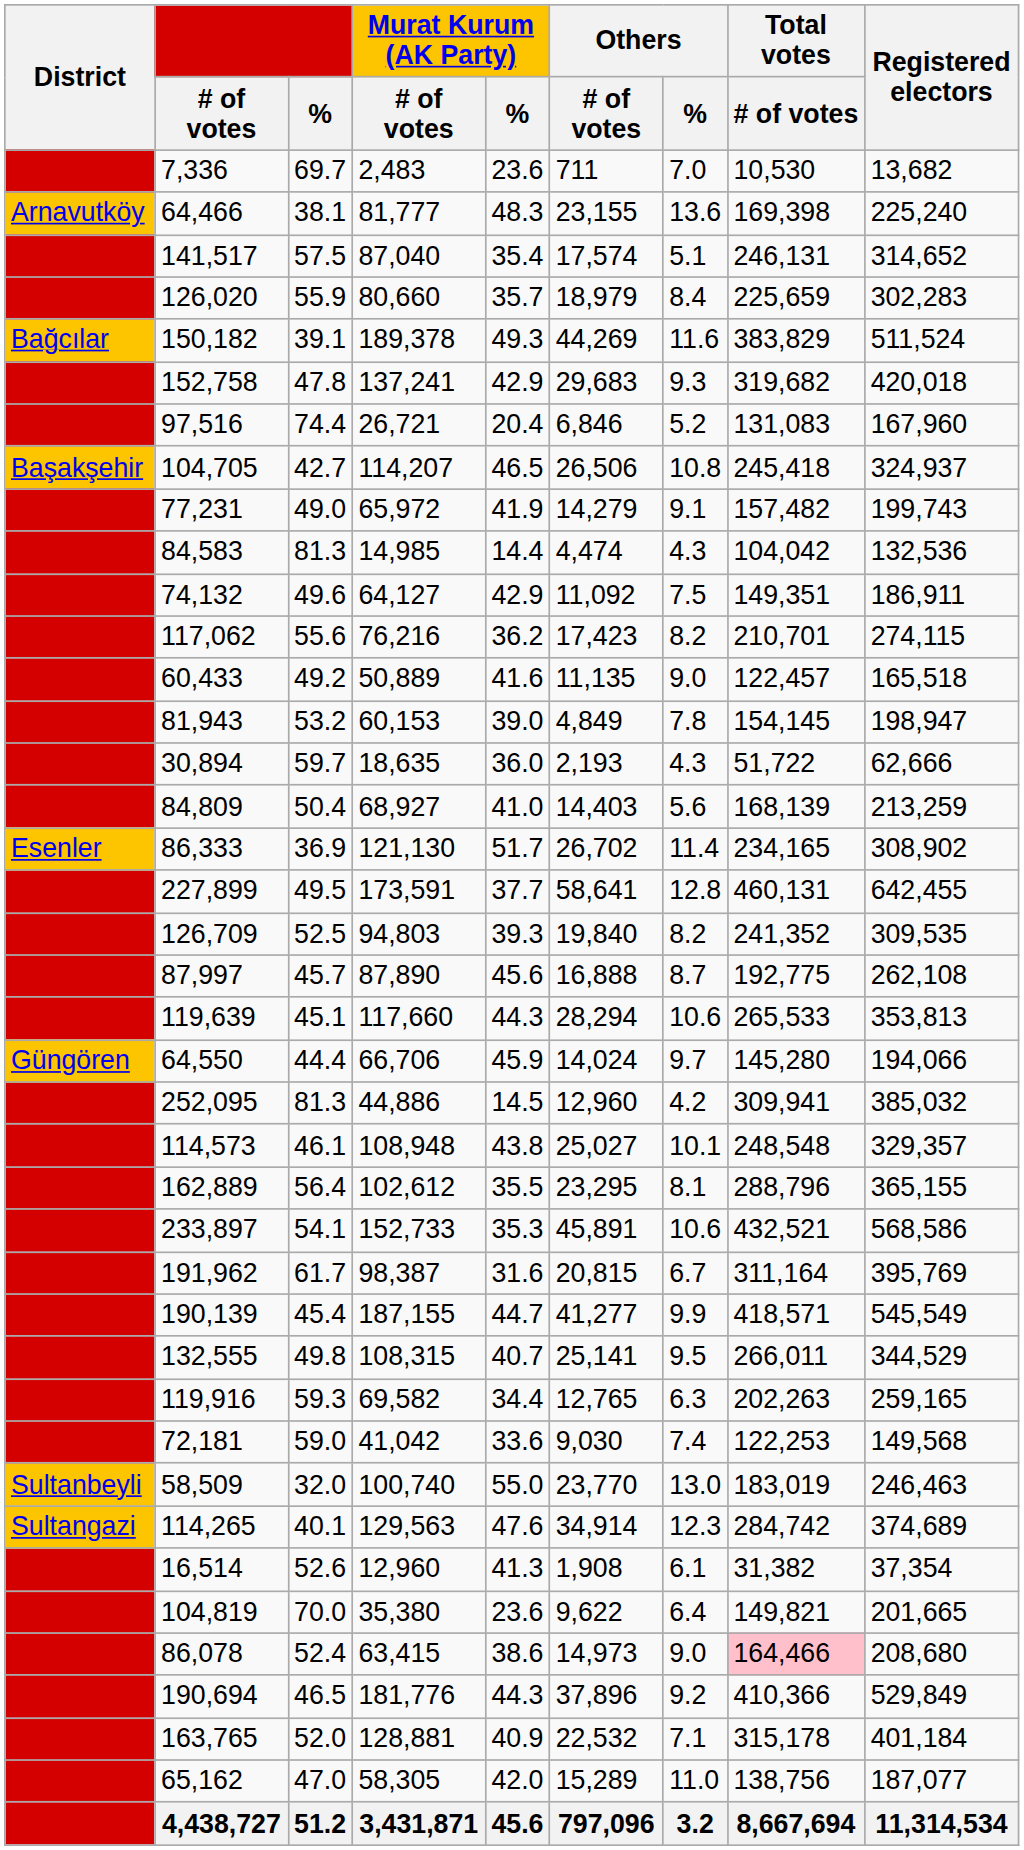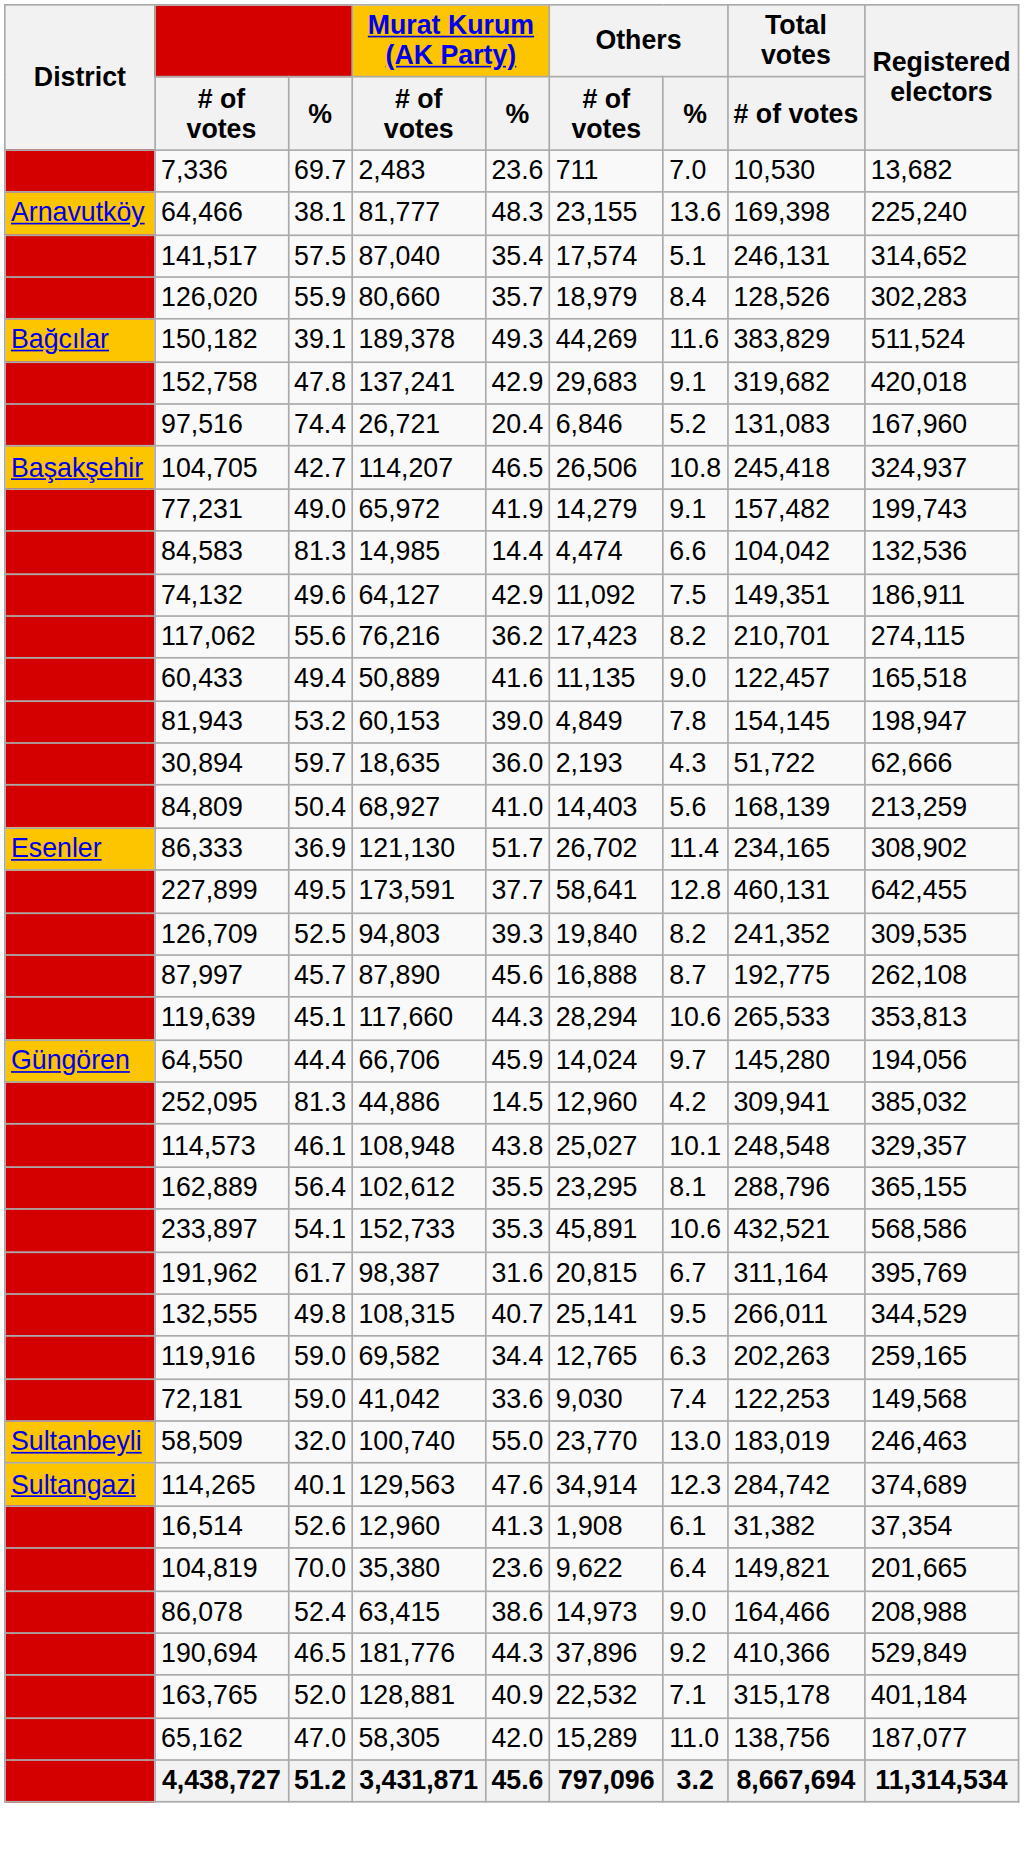(782, 297) 225,659 -> (782, 297) 128,526
(688, 382) 9.3 -> (688, 382) 9.1
(688, 551) 4.3 -> (688, 551) 6.6
(320, 679) 49.2 -> (320, 679) 49.4
(919, 1060) 194,066 -> (919, 1060) 194,056
- row: (209, 1314)
(320, 1399) 59.3 -> (320, 1357) 59.0
(782, 1653) pink background -> (782, 1611) no background
(919, 1653) 208,680 -> (919, 1611) 208,988
